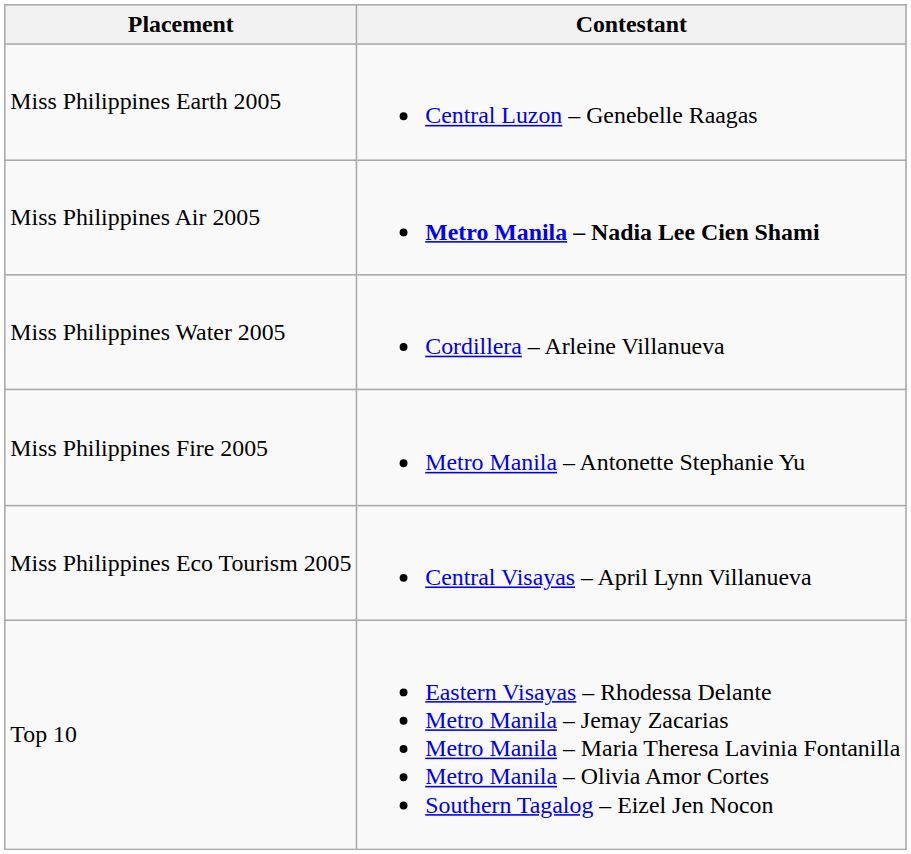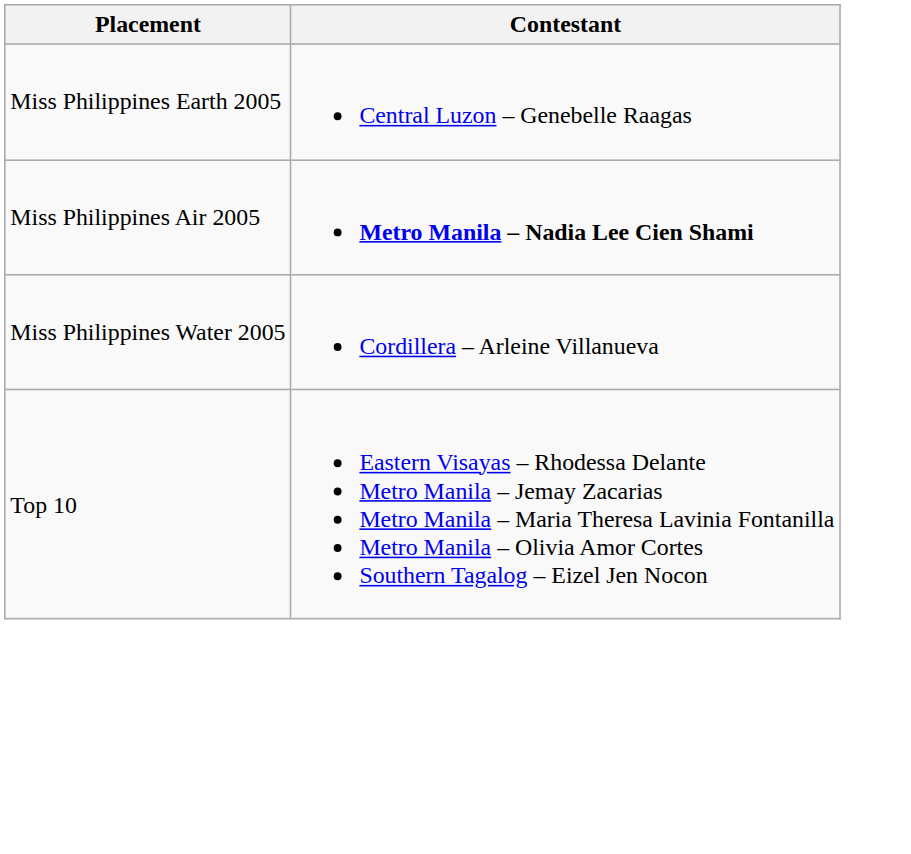- row: (139, 447)
- row: (181, 562)
